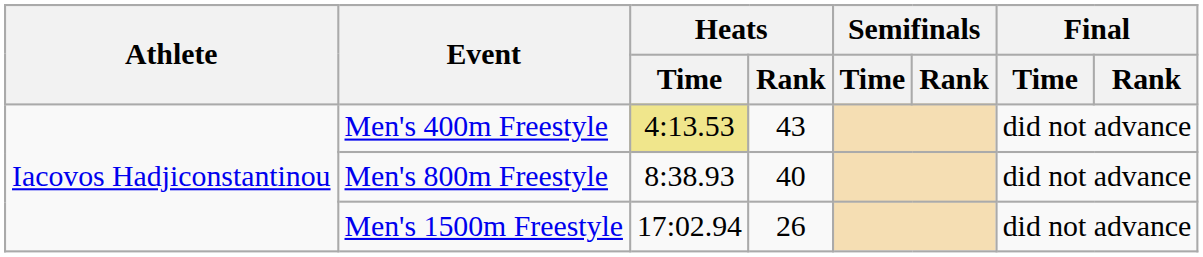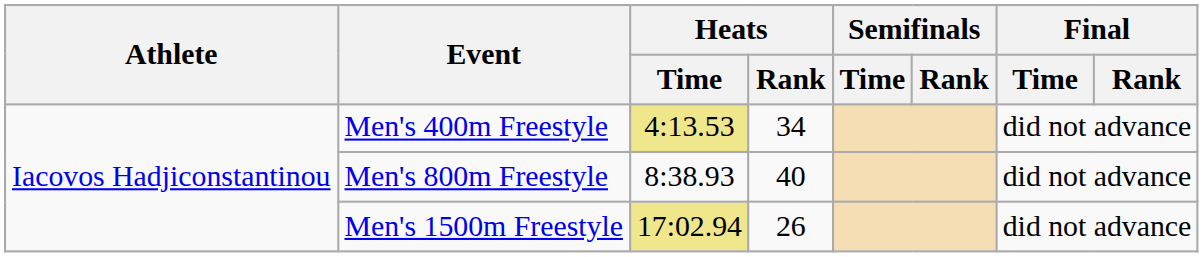(791, 127) 43 -> (791, 127) 34
(689, 226) no background -> (689, 226) khaki background
